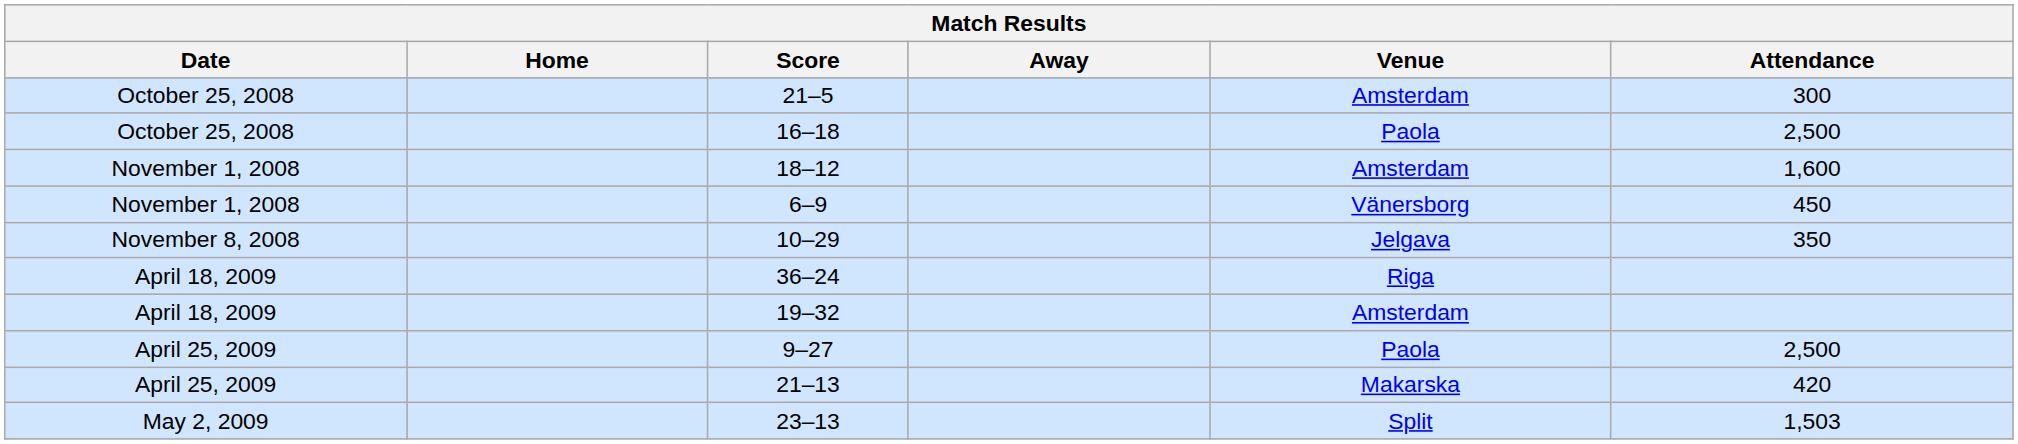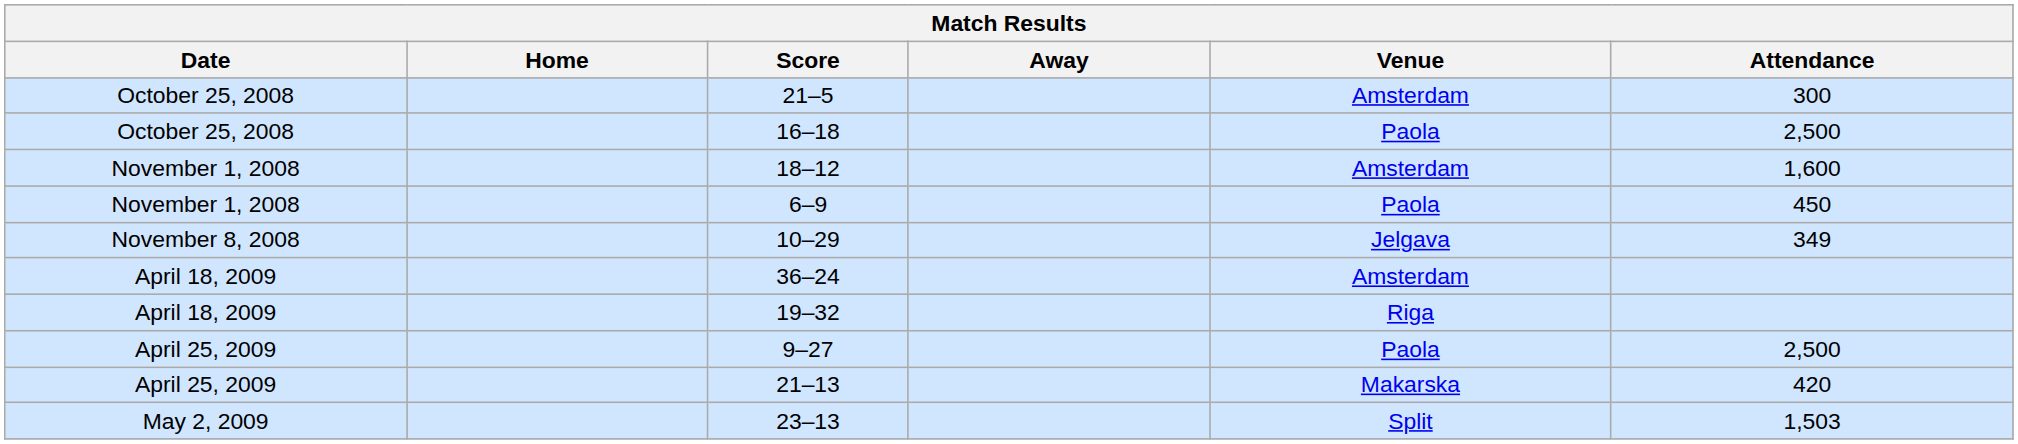(1410, 204) Vänersborg -> (1410, 204) Paola
(1812, 240) 350 -> (1812, 240) 349
(1410, 276) Riga -> (1410, 276) Amsterdam
(1410, 313) Amsterdam -> (1410, 313) Riga
